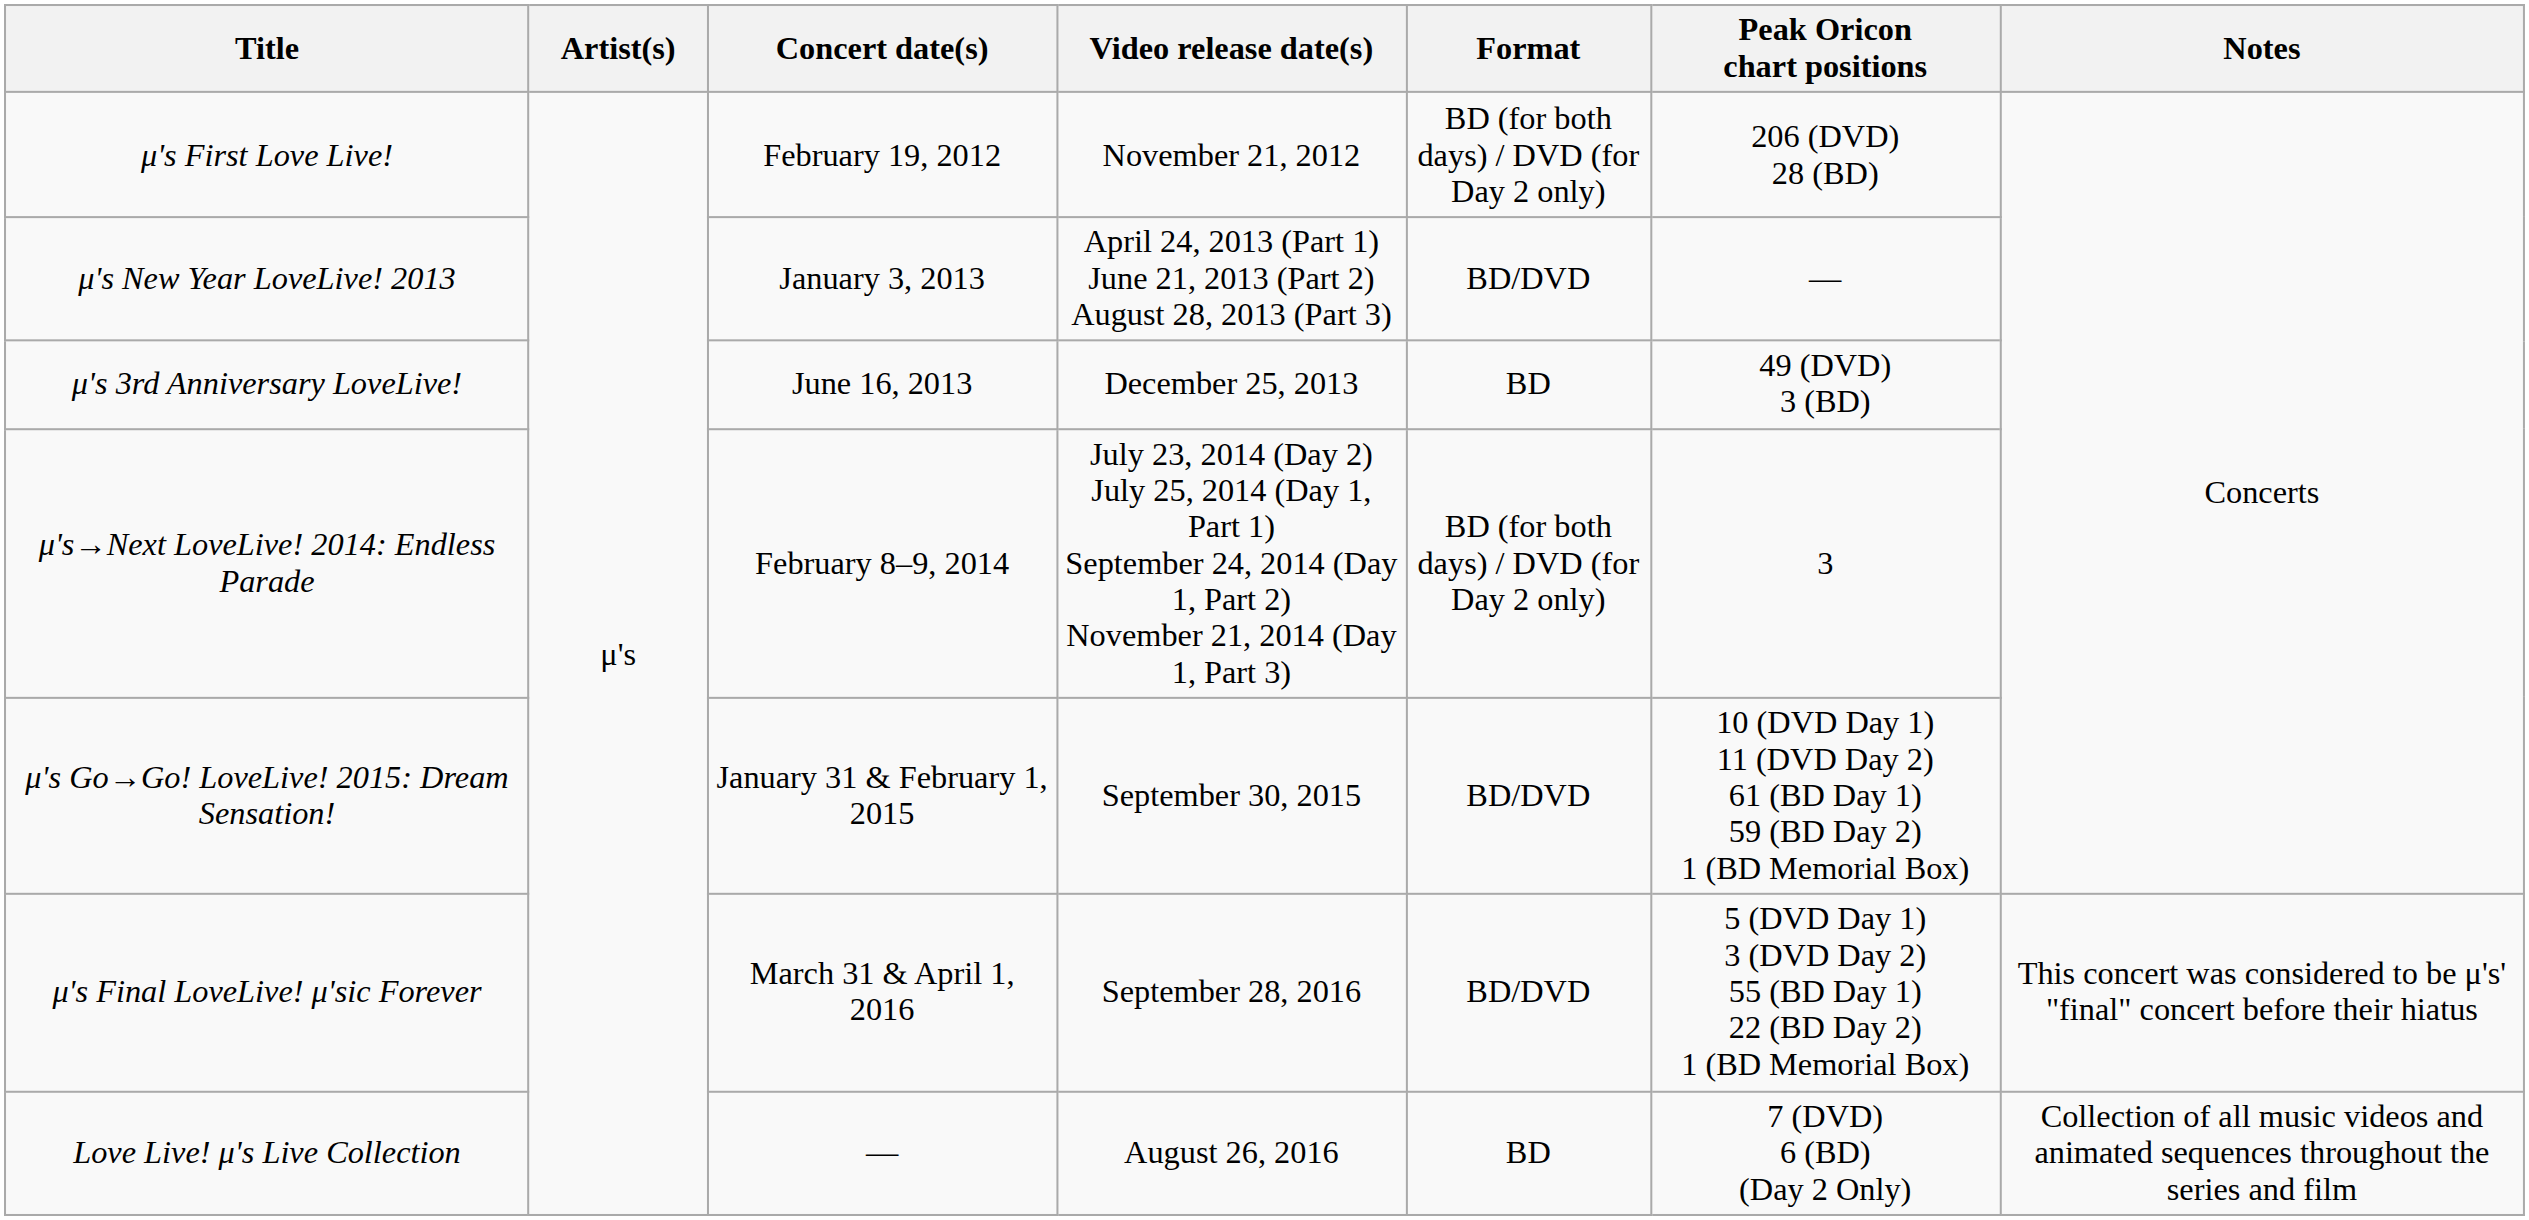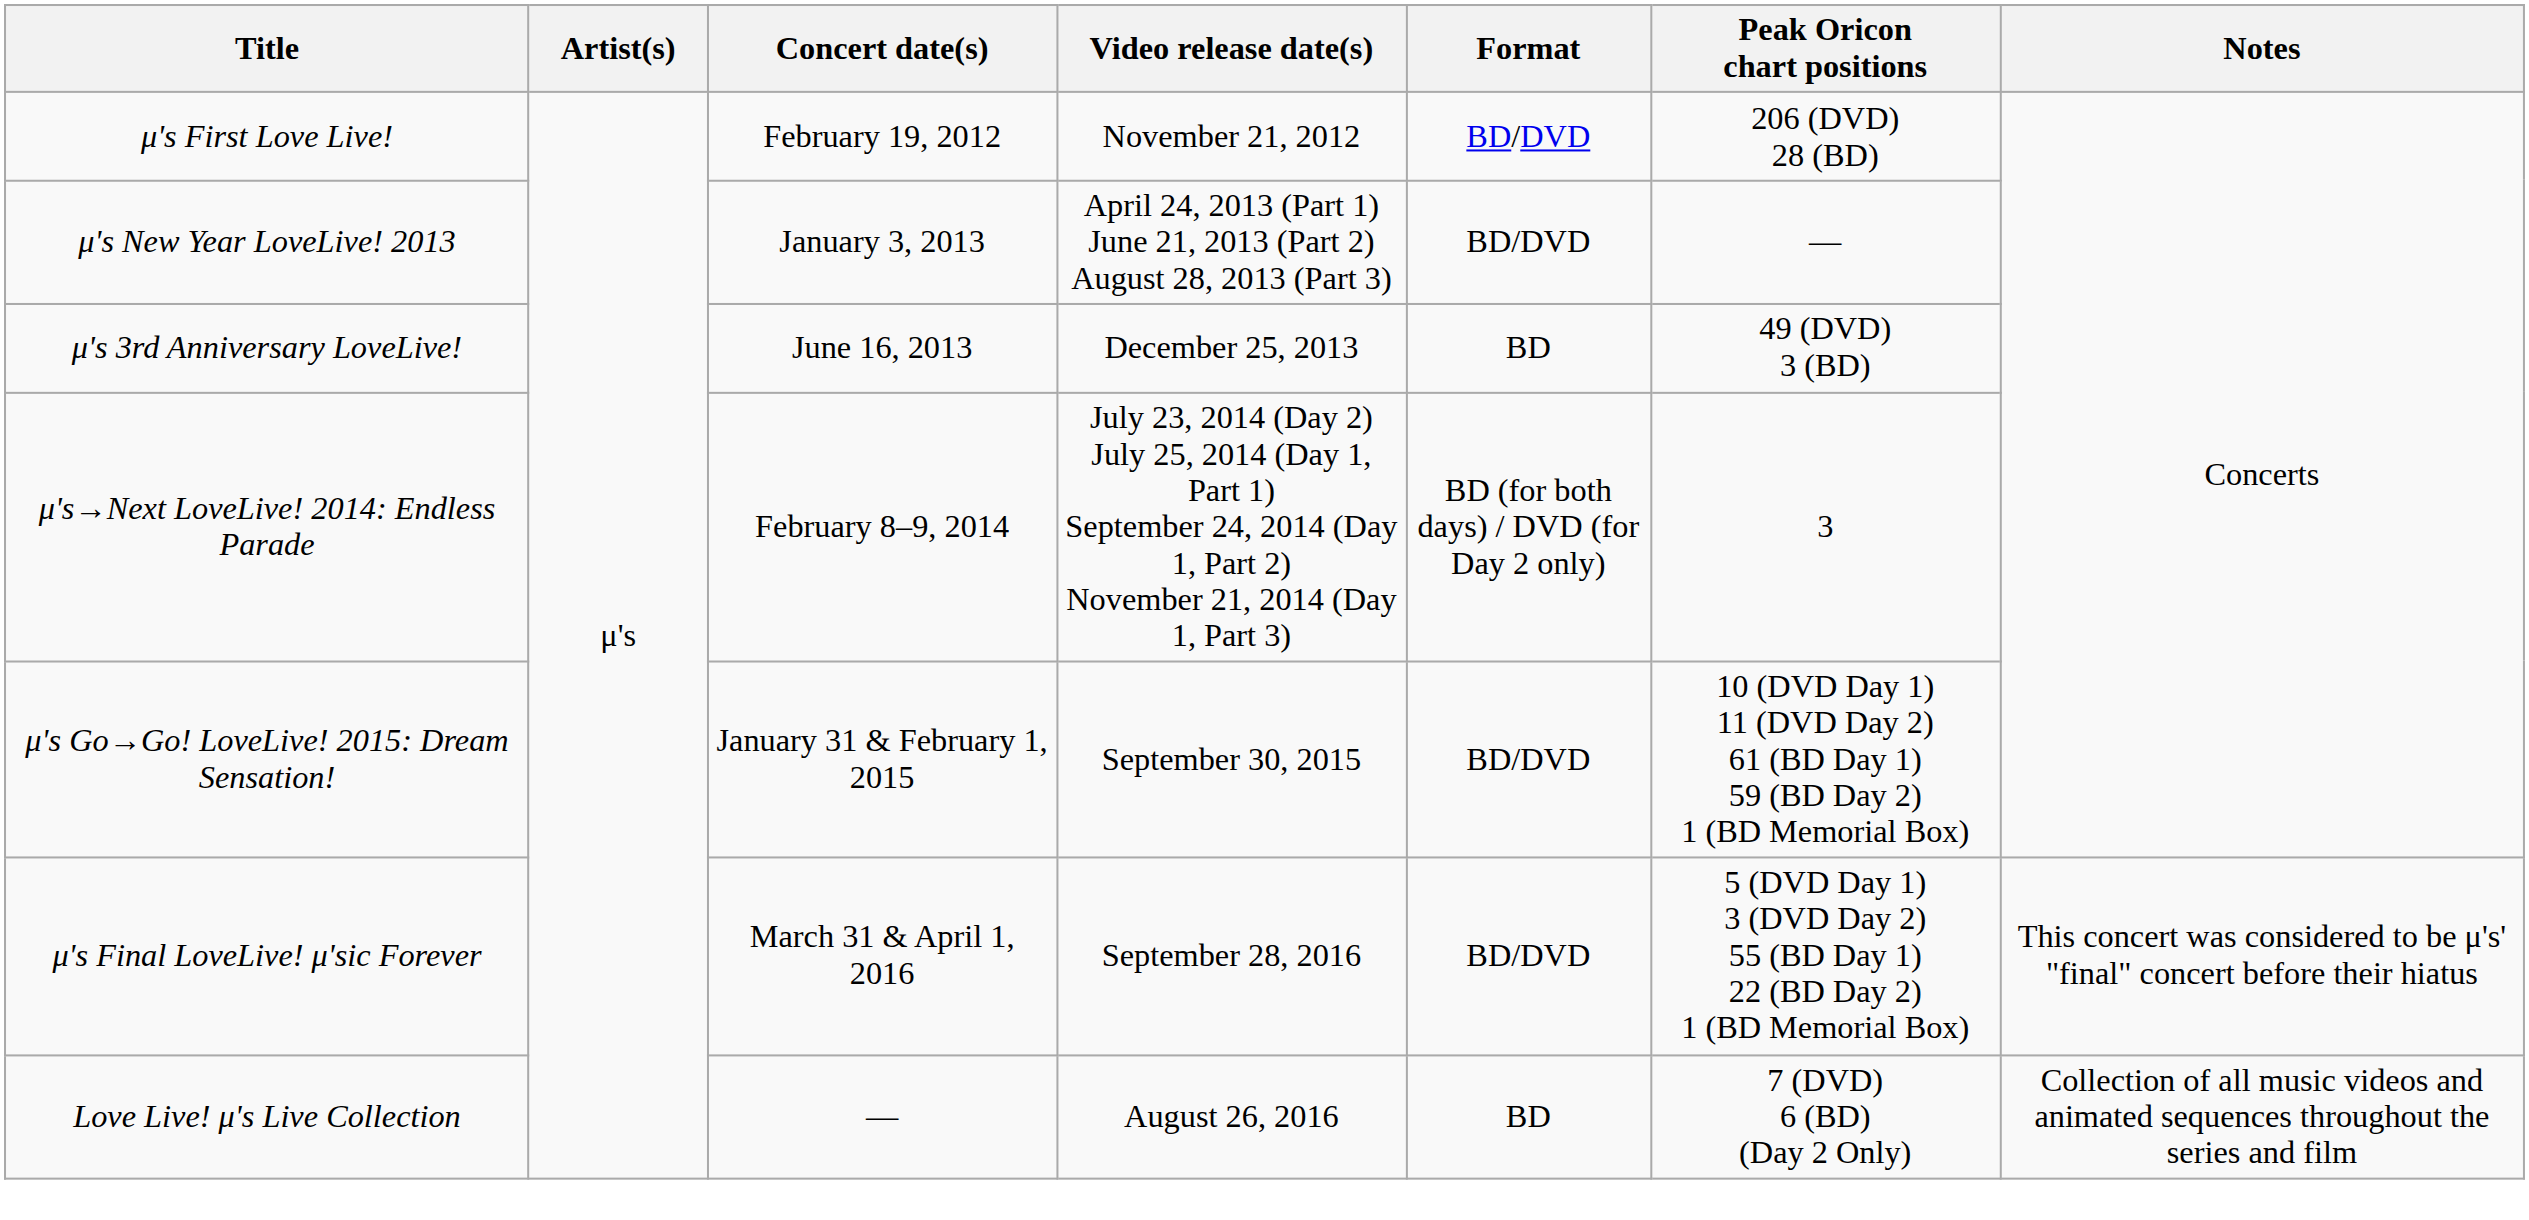(1528, 154) BD (for both days) / DVD (for Day 2 only) -> (1528, 135) BD/DVD
